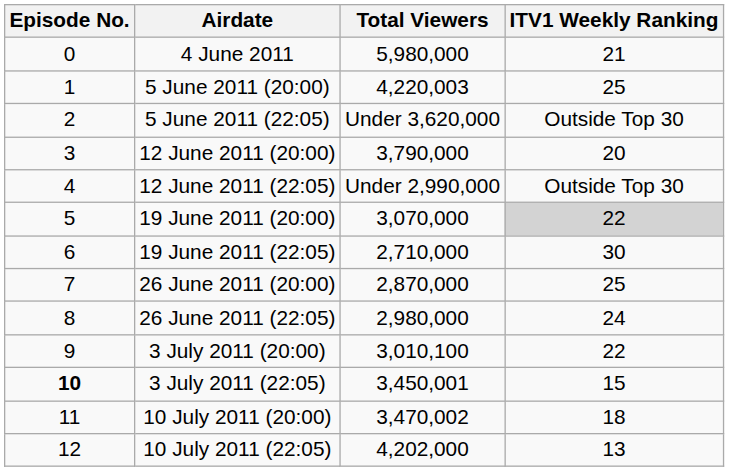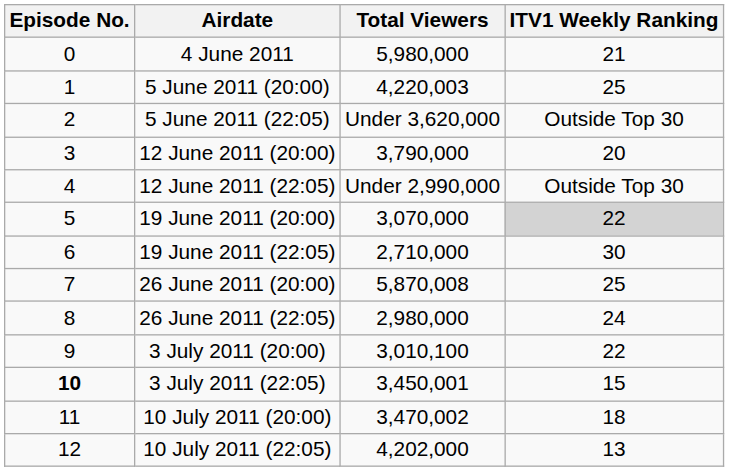(422, 284) 2,870,000 -> (422, 284) 5,870,008
